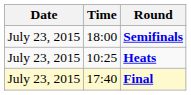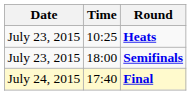rows swapped: (140, 57) <-> (153, 36)
(44, 79) July 23, 2015 -> (44, 79) July 24, 2015
